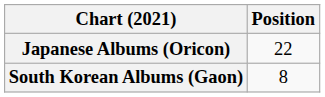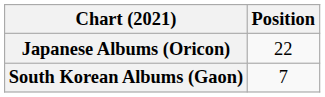(283, 77) 8 -> (283, 77) 7
